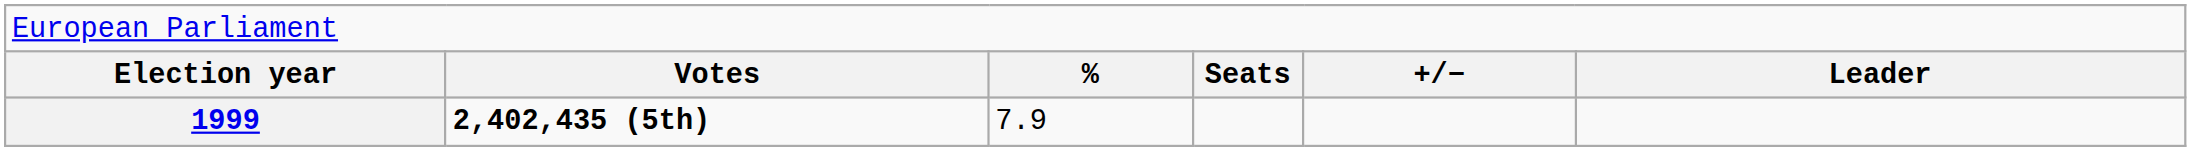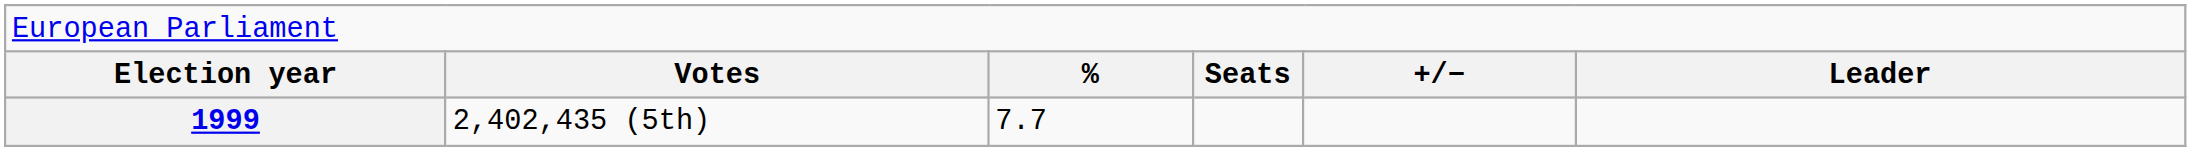(582, 122) bold -> (582, 122) normal
(1021, 122) 7.9 -> (1021, 122) 7.7
